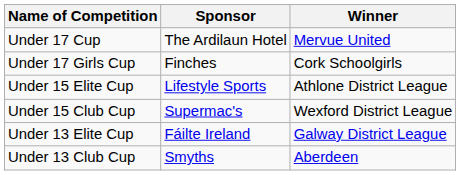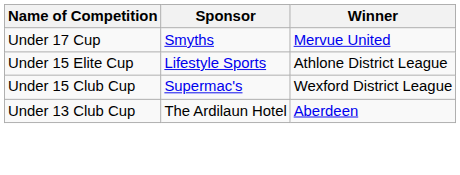(226, 39) The Ardilaun Hotel -> (189, 39) Smyths
- row: (72, 63)
- row: (71, 134)
(189, 157) Smyths -> (226, 110) The Ardilaun Hotel
